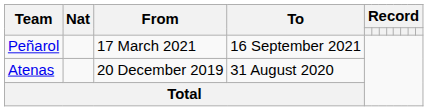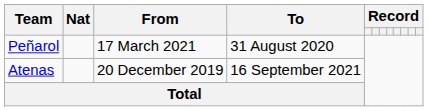(296, 46) 16 September 2021 -> (282, 46) 31 August 2020
(282, 70) 31 August 2020 -> (296, 70) 16 September 2021
